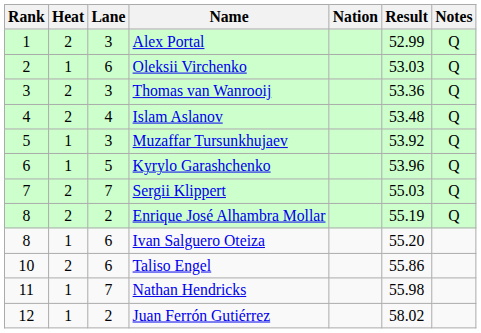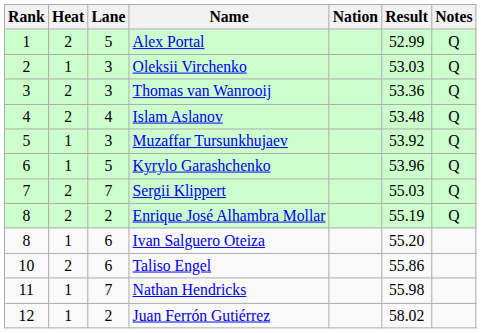(108, 41) 3 -> (108, 41) 5
(108, 66) 6 -> (108, 66) 3
